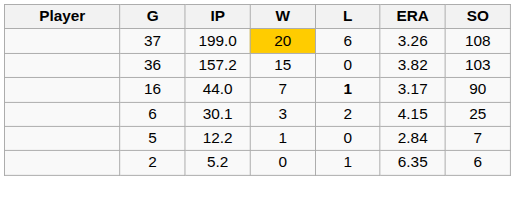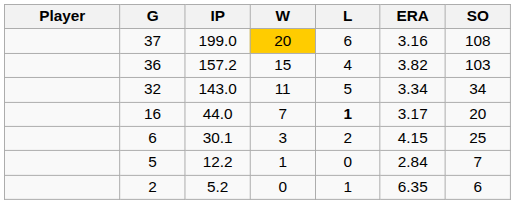(413, 41) 3.26 -> (413, 41) 3.16
(348, 65) 0 -> (348, 65) 4
+ row: (153, 89)
(478, 89) 90 -> (478, 114) 20
